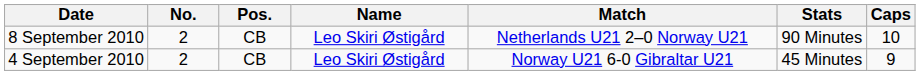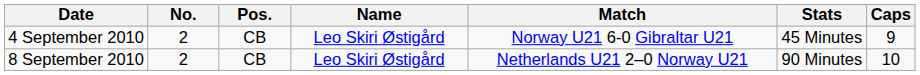rows swapped: (76, 59) <-> (76, 37)
